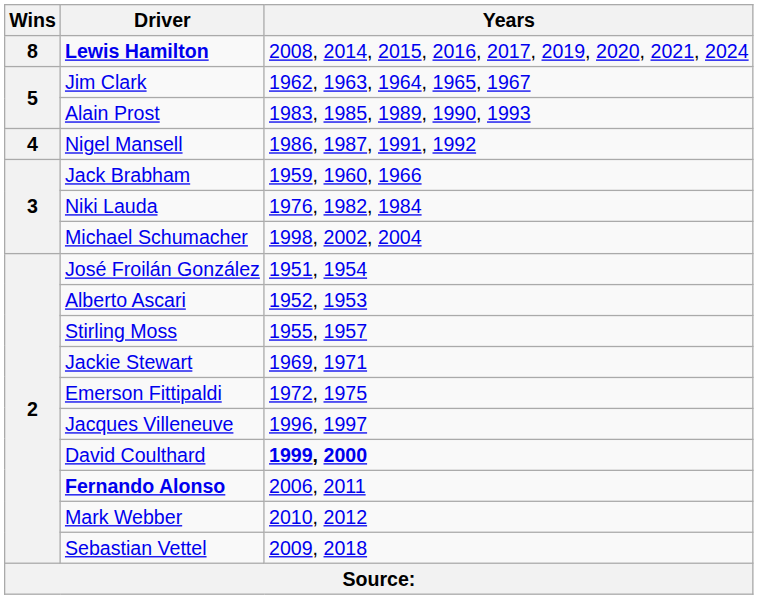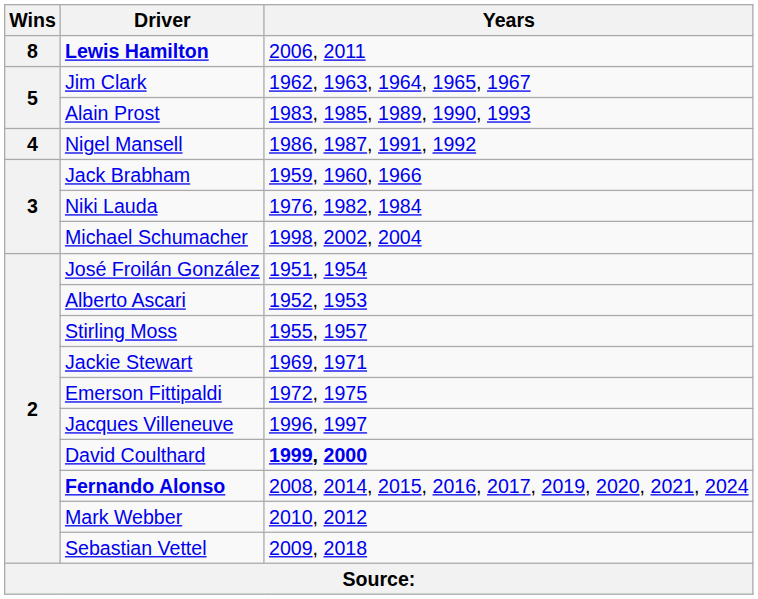(509, 51) 2008, 2014, 2015, 2016, 2017, 2019, 2020, 2021, 2024 -> (317, 51) 2006, 2011
(317, 486) 2006, 2011 -> (509, 486) 2008, 2014, 2015, 2016, 2017, 2019, 2020, 2021, 2024
